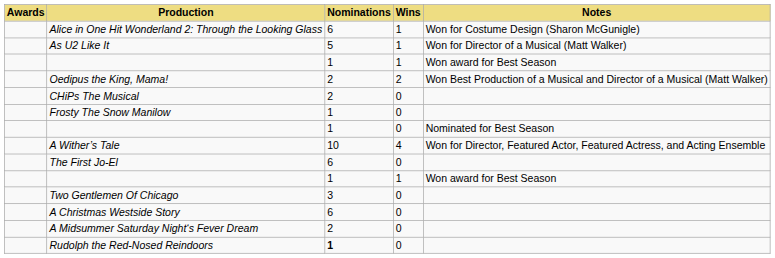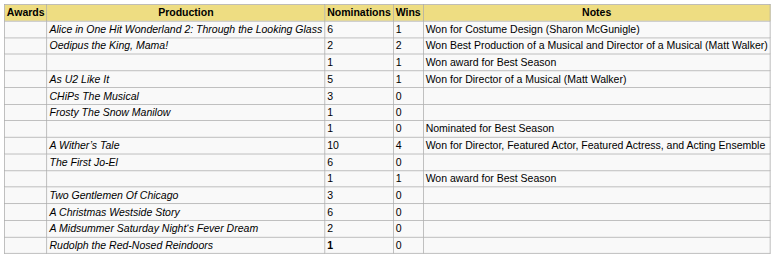rows swapped: (79, 46) <-> (109, 79)
(330, 96) 2 -> (330, 96) 3
